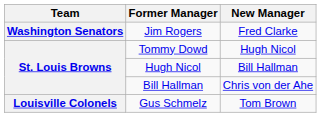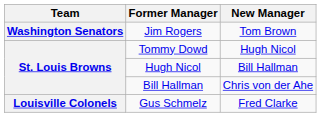(268, 31) Fred Clarke -> (268, 31) Tom Brown
(268, 103) Tom Brown -> (268, 103) Fred Clarke
